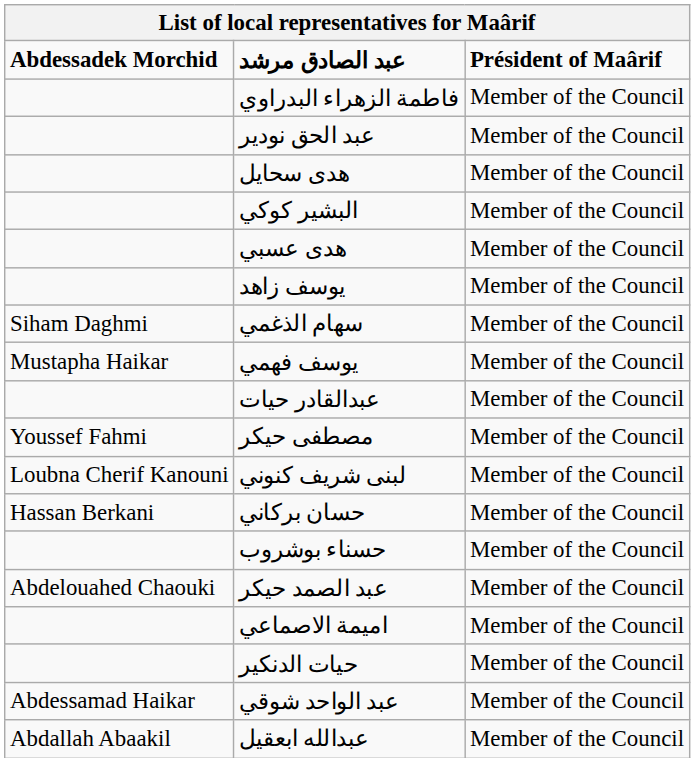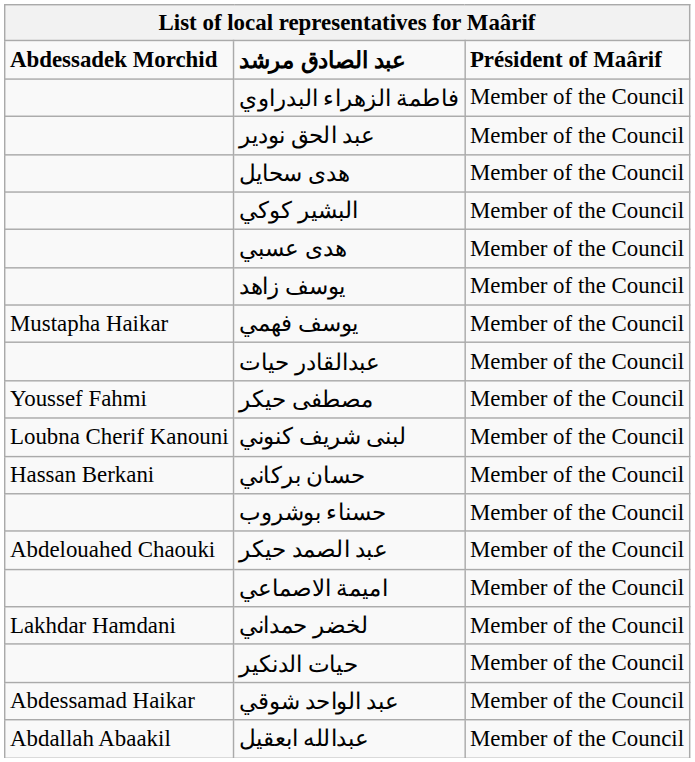- row: (301, 324)
+ row: (303, 626)
